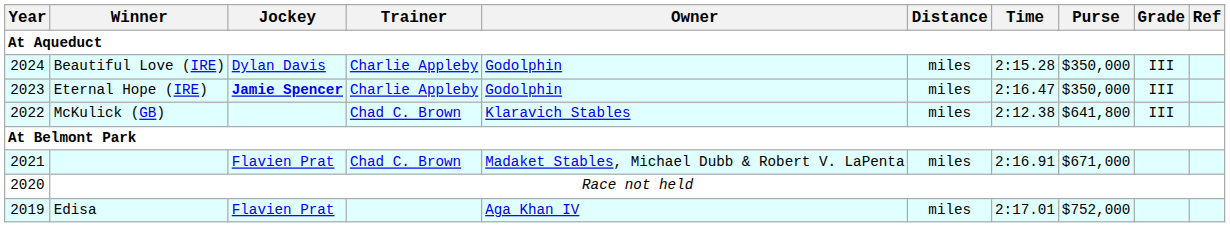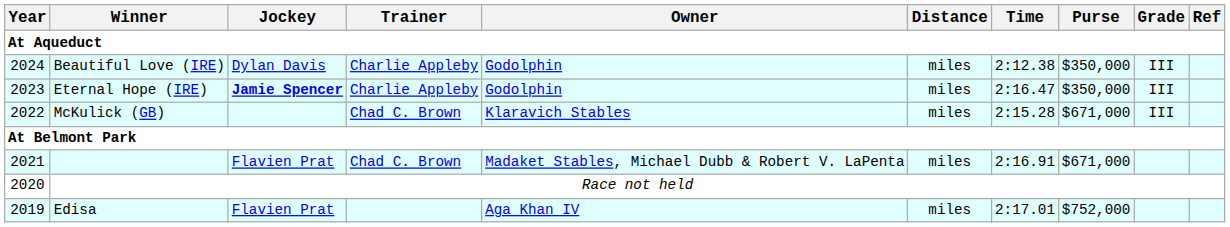(1025, 66) 2:15.28 -> (1025, 66) 2:12.38
(1025, 114) 2:12.38 -> (1025, 114) 2:15.28
(1096, 114) $641,800 -> (1096, 114) $671,000
